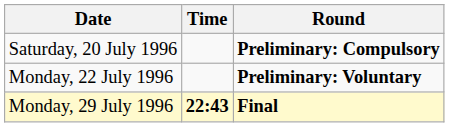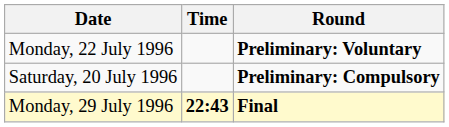rows swapped: (93, 48) <-> (91, 77)
